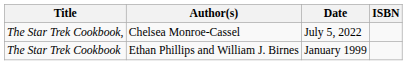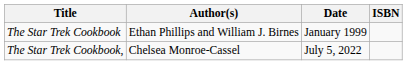rows swapped: (64, 50) <-> (65, 32)
